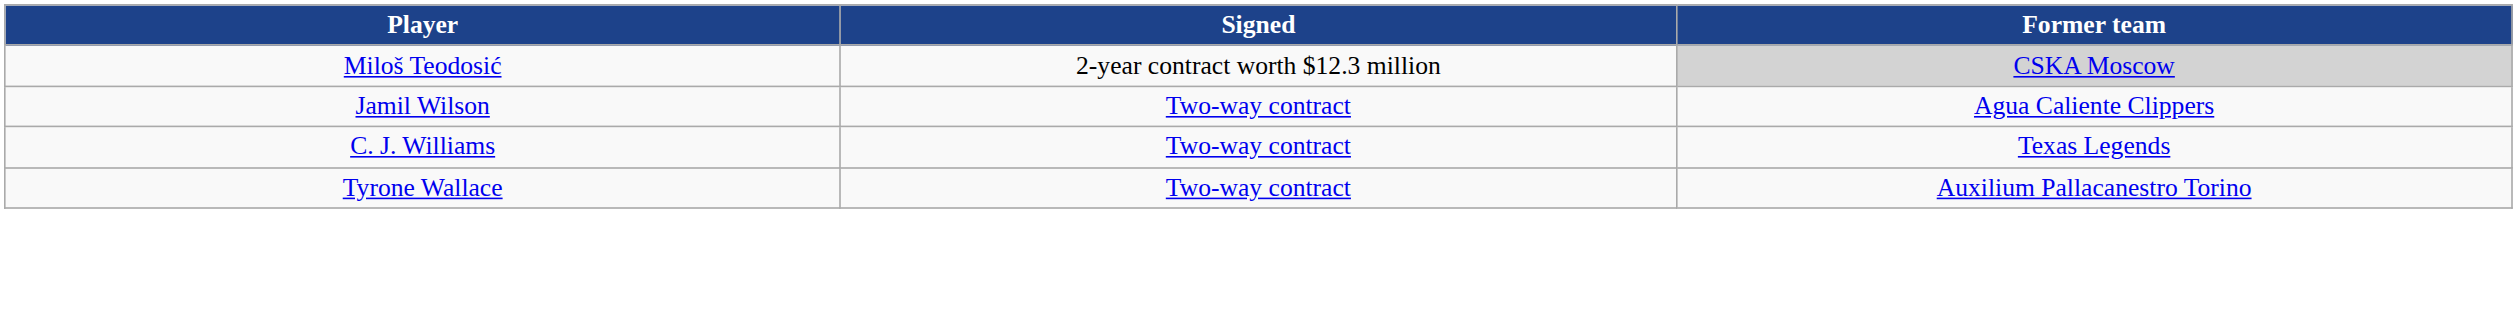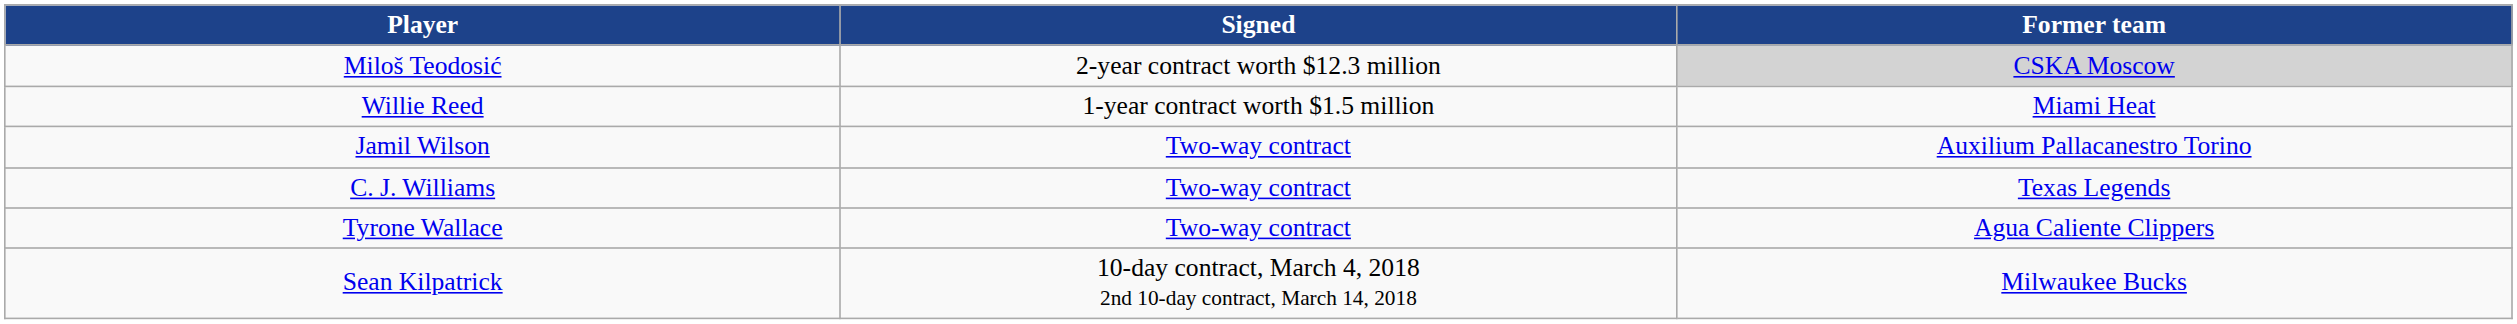+ row: (423, 106)
(2094, 106) Agua Caliente Clippers -> (2094, 146) Auxilium Pallacanestro Torino
(2094, 187) Auxilium Pallacanestro Torino -> (2094, 227) Agua Caliente Clippers
+ row: (423, 282)
